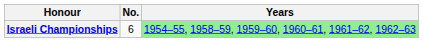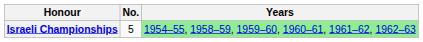(131, 29) 6 -> (131, 29) 5
